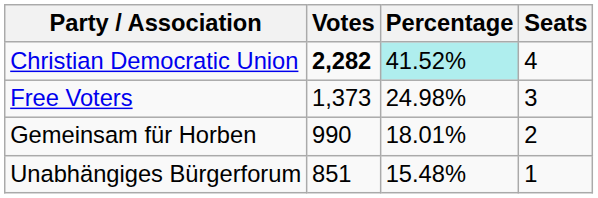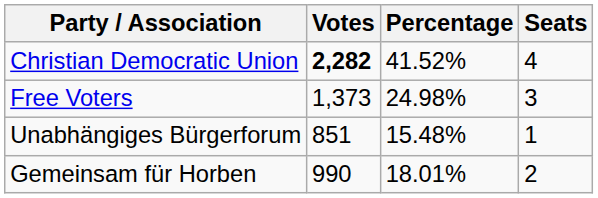(426, 60) paleturquoise background -> (426, 60) no background
rows swapped: (156, 173) <-> (133, 135)
